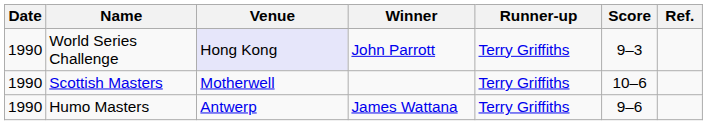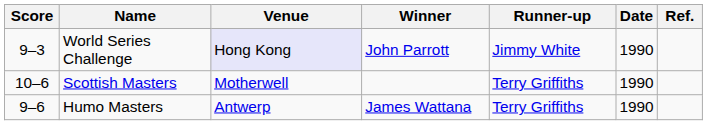columns swapped: (25, 16) <-> (630, 16)
(524, 49) Terry Griffiths -> (536, 49) Jimmy White
